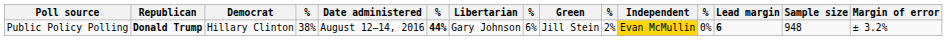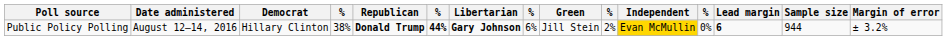columns swapped: (372, 12) <-> (168, 12)
(486, 28) normal -> (486, 28) bold
(793, 28) 948 -> (793, 28) 944
